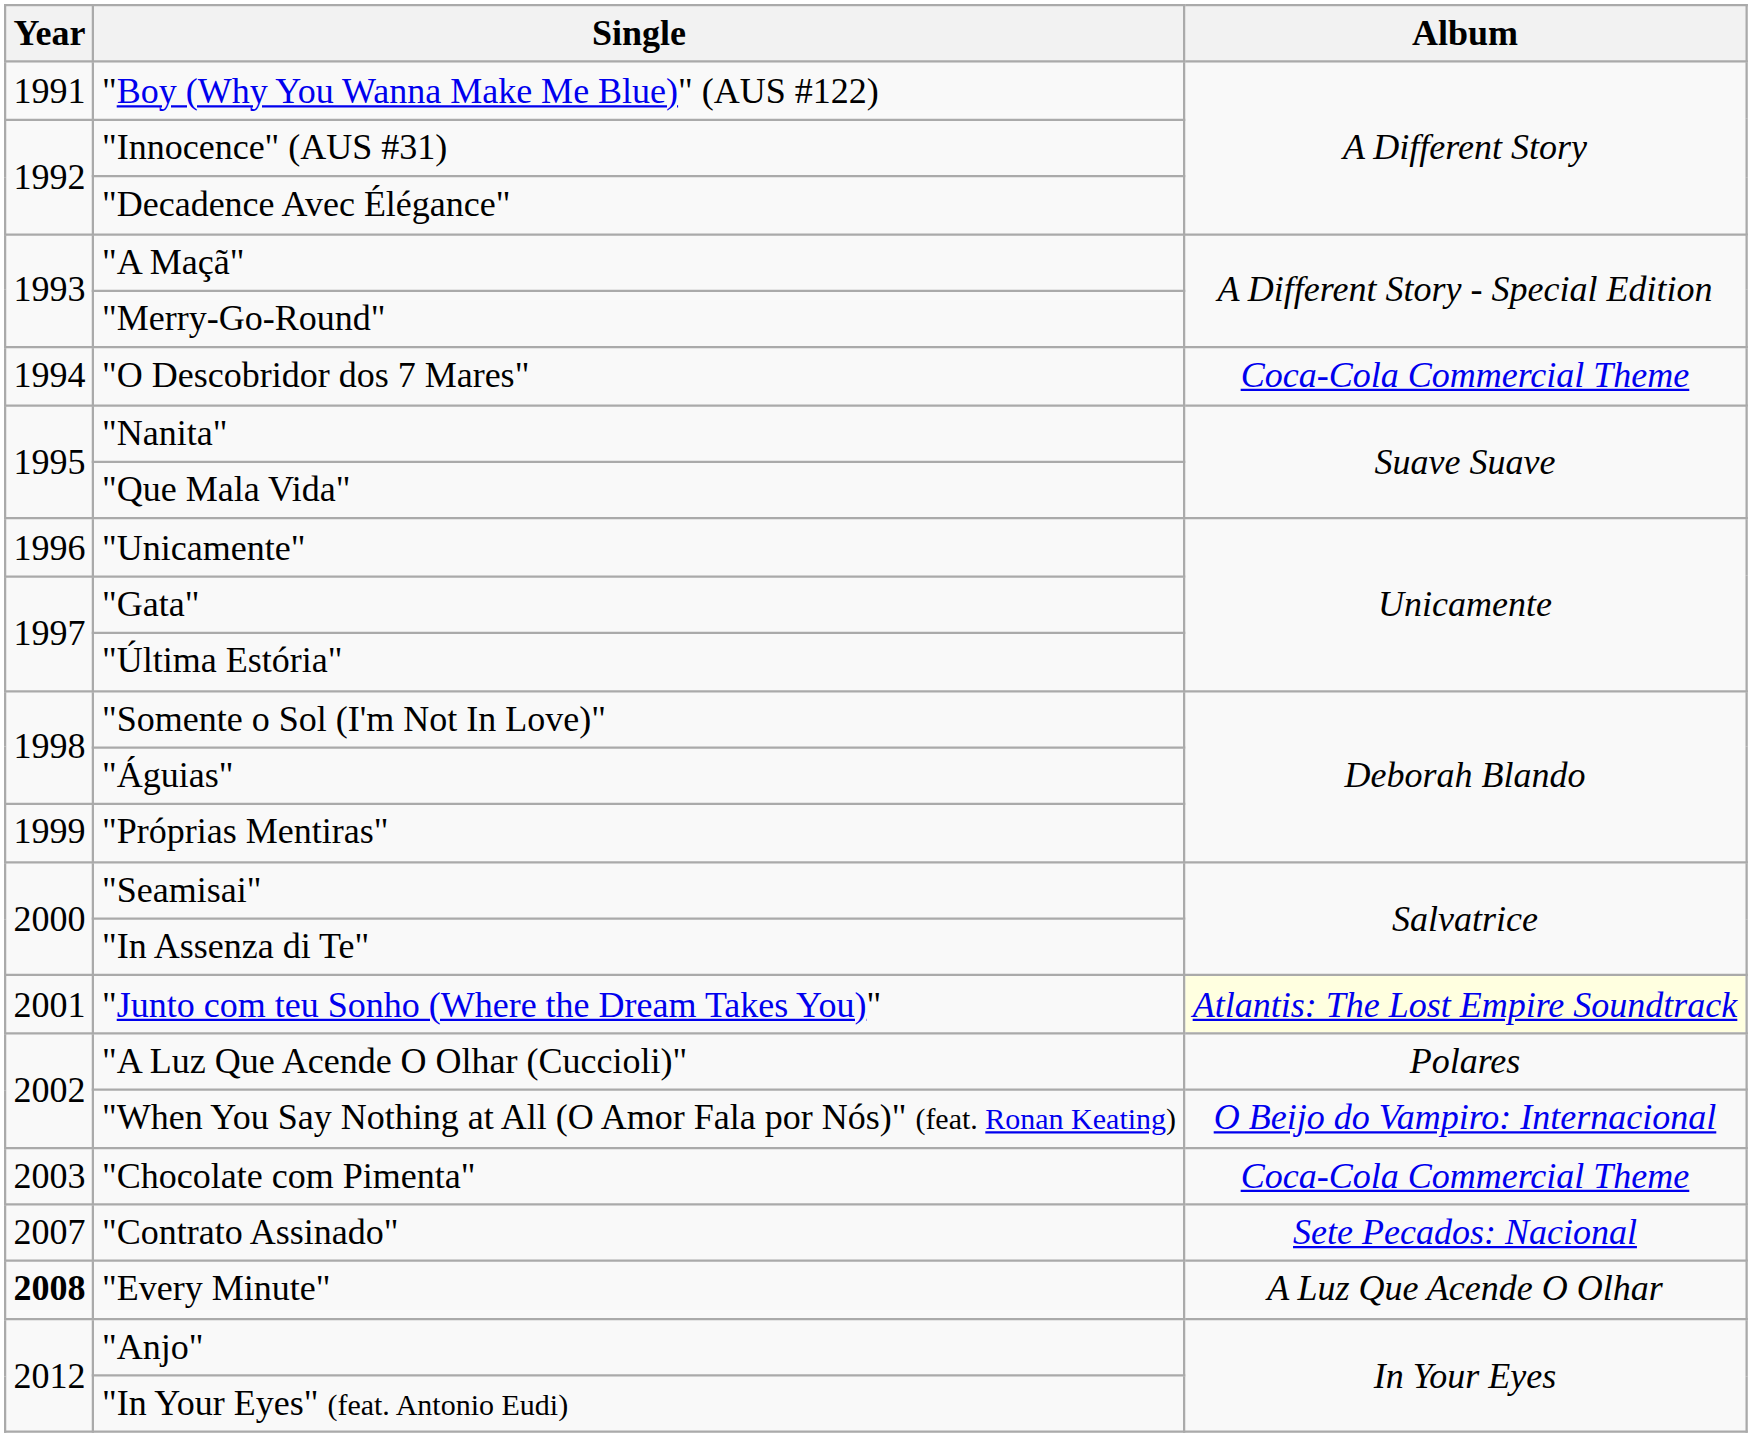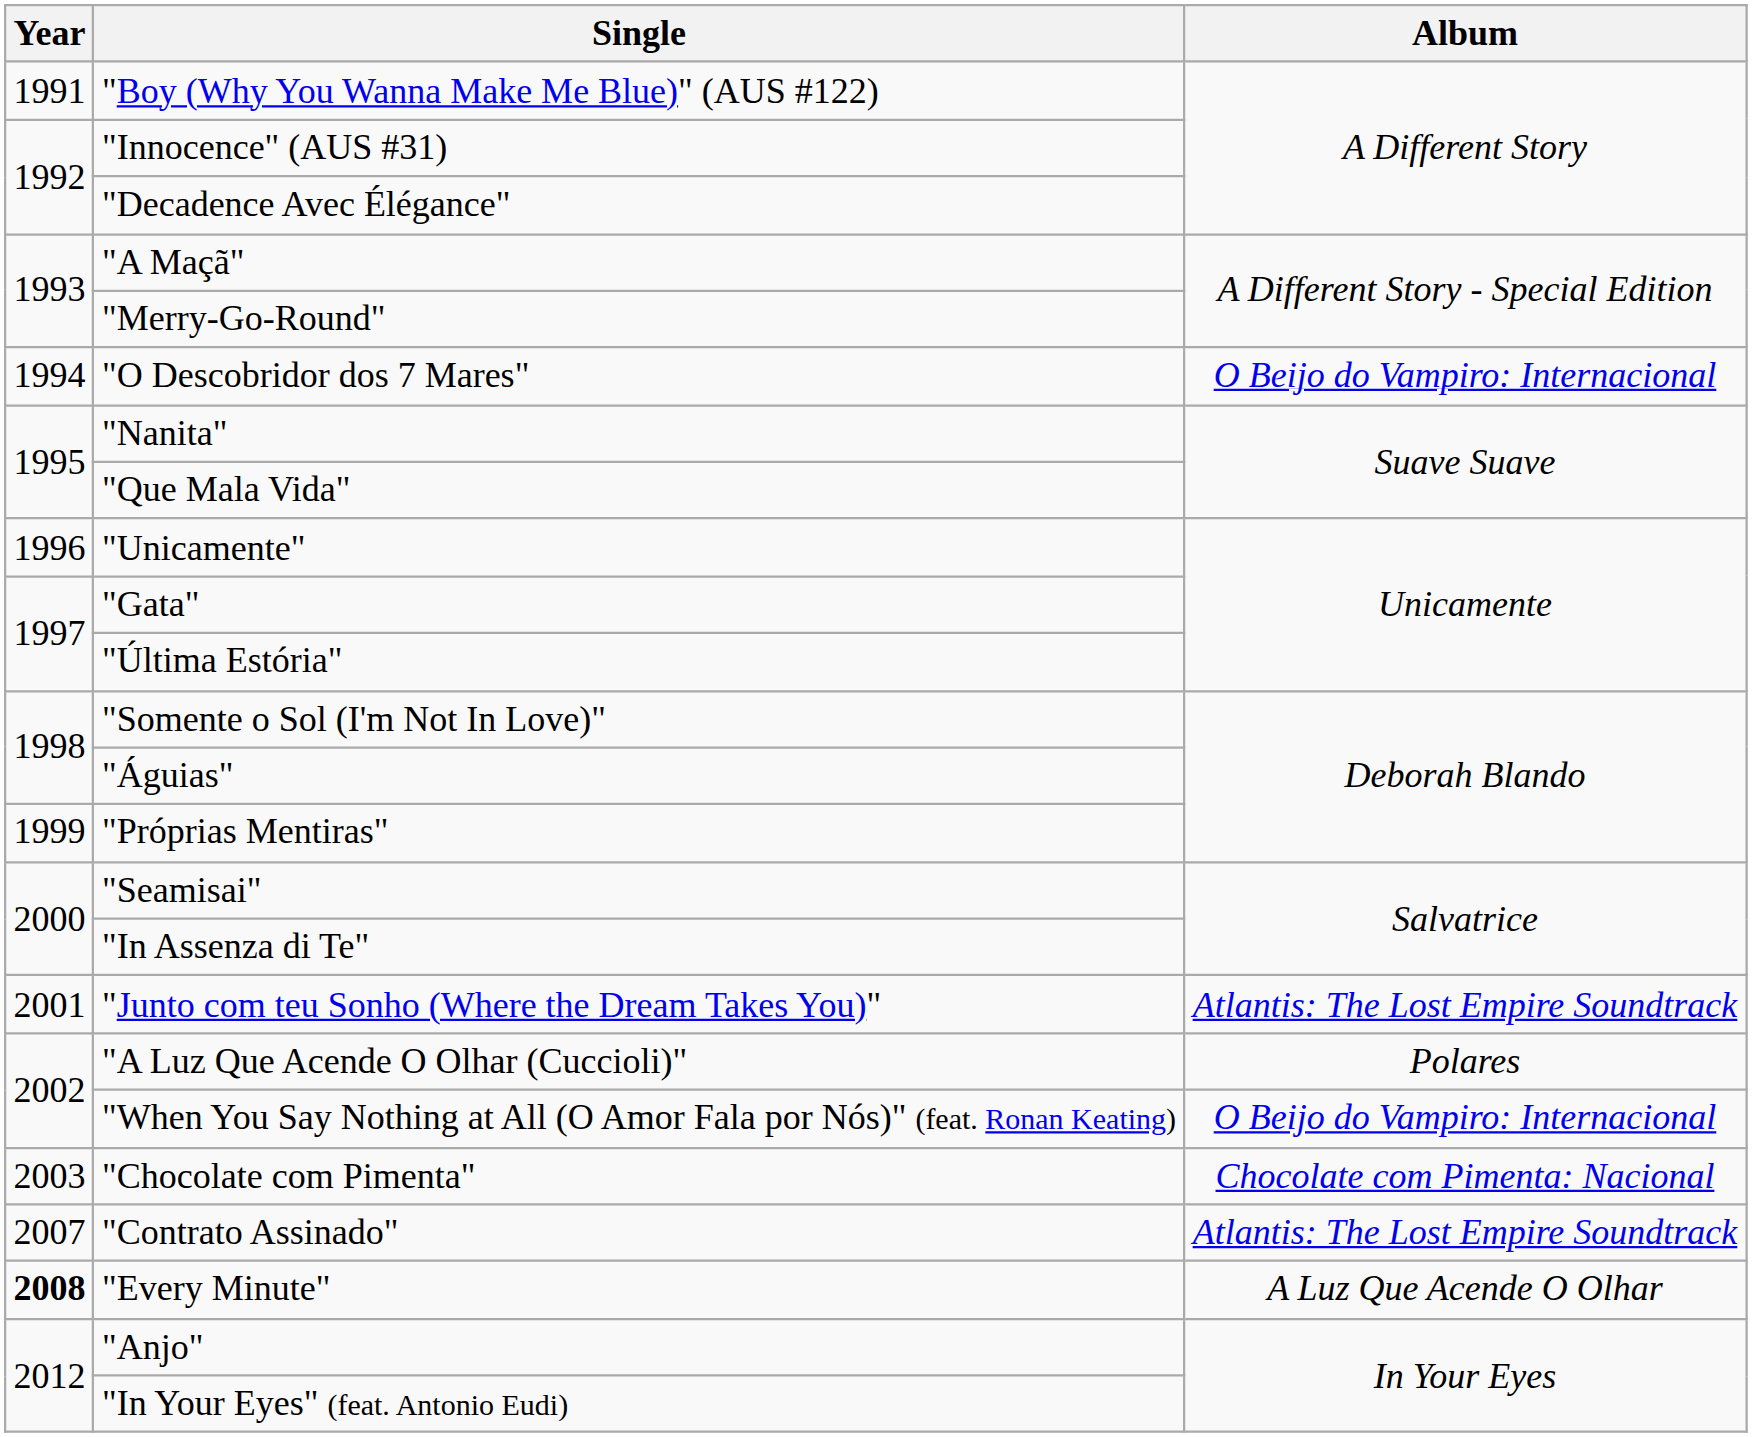(1465, 375) Coca-Cola Commercial Theme -> (1465, 375) O Beijo do Vampiro: Internacional
(1465, 1003) lightyellow background -> (1465, 1003) no background
(1465, 1174) Coca-Cola Commercial Theme -> (1465, 1174) Chocolate com Pimenta: Nacional
(1465, 1232) Sete Pecados: Nacional -> (1465, 1232) Atlantis: The Lost Empire Soundtrack
